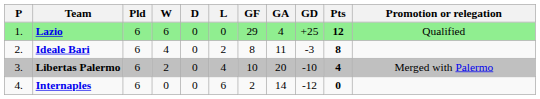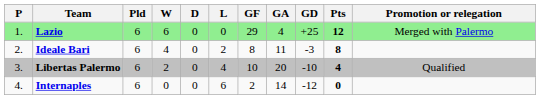(444, 31) Qualified -> (444, 31) Merged with Palermo
(444, 67) Merged with Palermo -> (444, 67) Qualified
